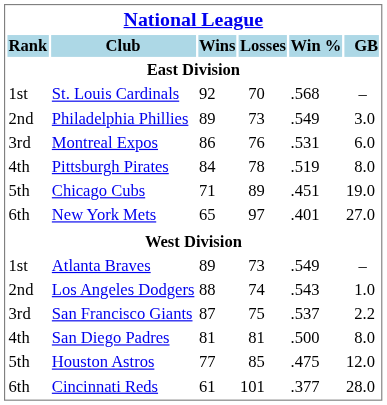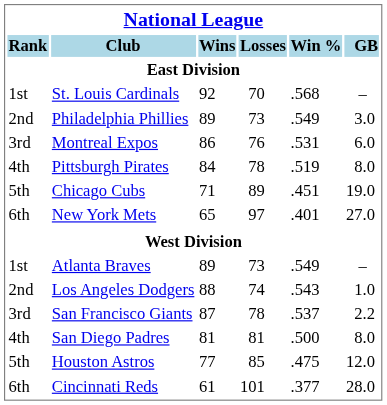(252, 313) 75 -> (252, 313) 78
